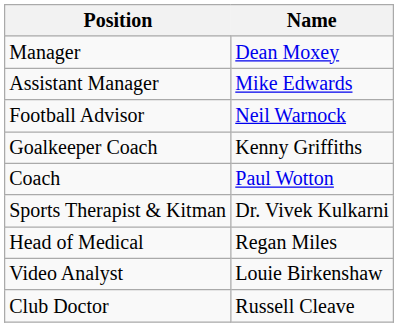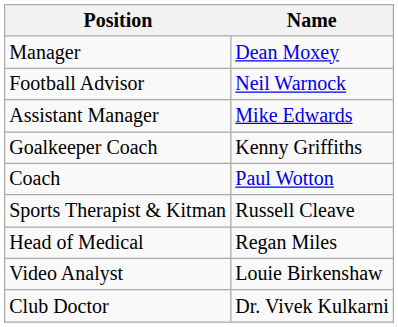rows swapped: (84, 83) <-> (77, 115)
(312, 210) Dr. Vivek Kulkarni -> (295, 210) Russell Cleave
(295, 305) Russell Cleave -> (312, 305) Dr. Vivek Kulkarni
